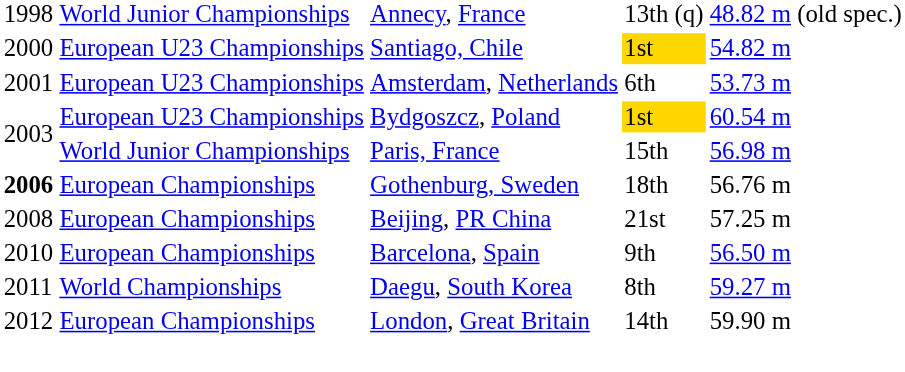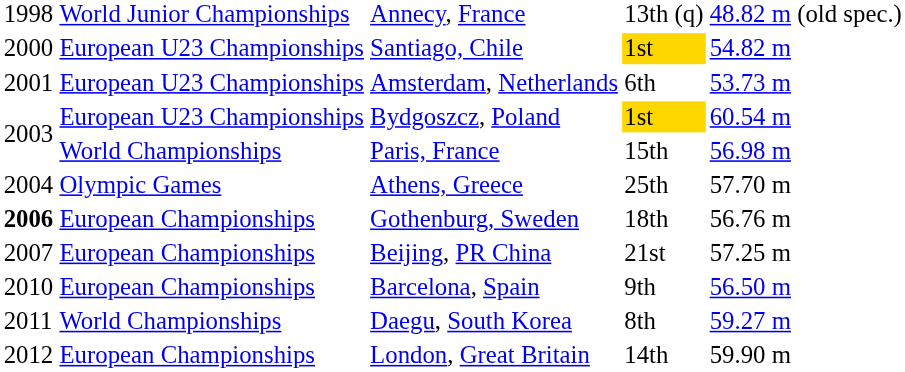(204, 150) World Junior Championships -> (170, 150) World Championships
+ row: (447, 184)
(28, 218) 2008 -> (28, 253) 2007
